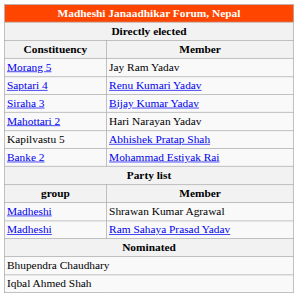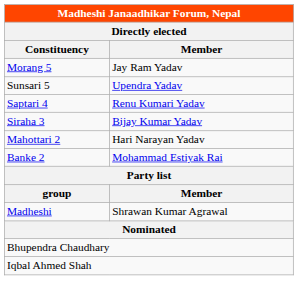+ row: (147, 85)
- row: (160, 139)
- row: (170, 229)
